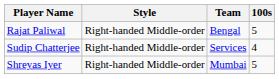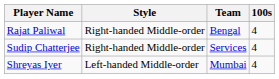(254, 30) 5 -> (254, 30) 4
(145, 64) Right-handed Middle-order -> (142, 64) Left-handed Middle-order
(254, 64) 5 -> (254, 64) 4
